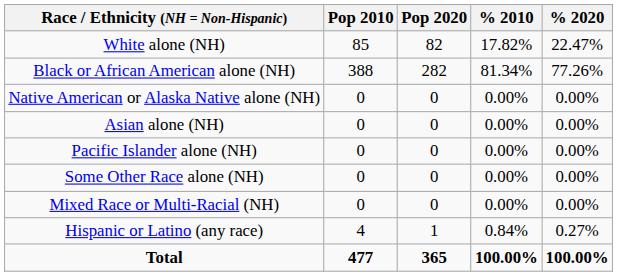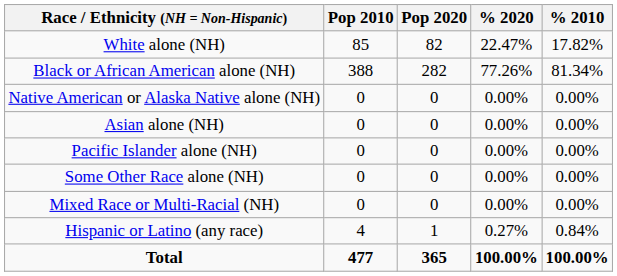columns swapped: (506, 17) <-> (577, 17)
